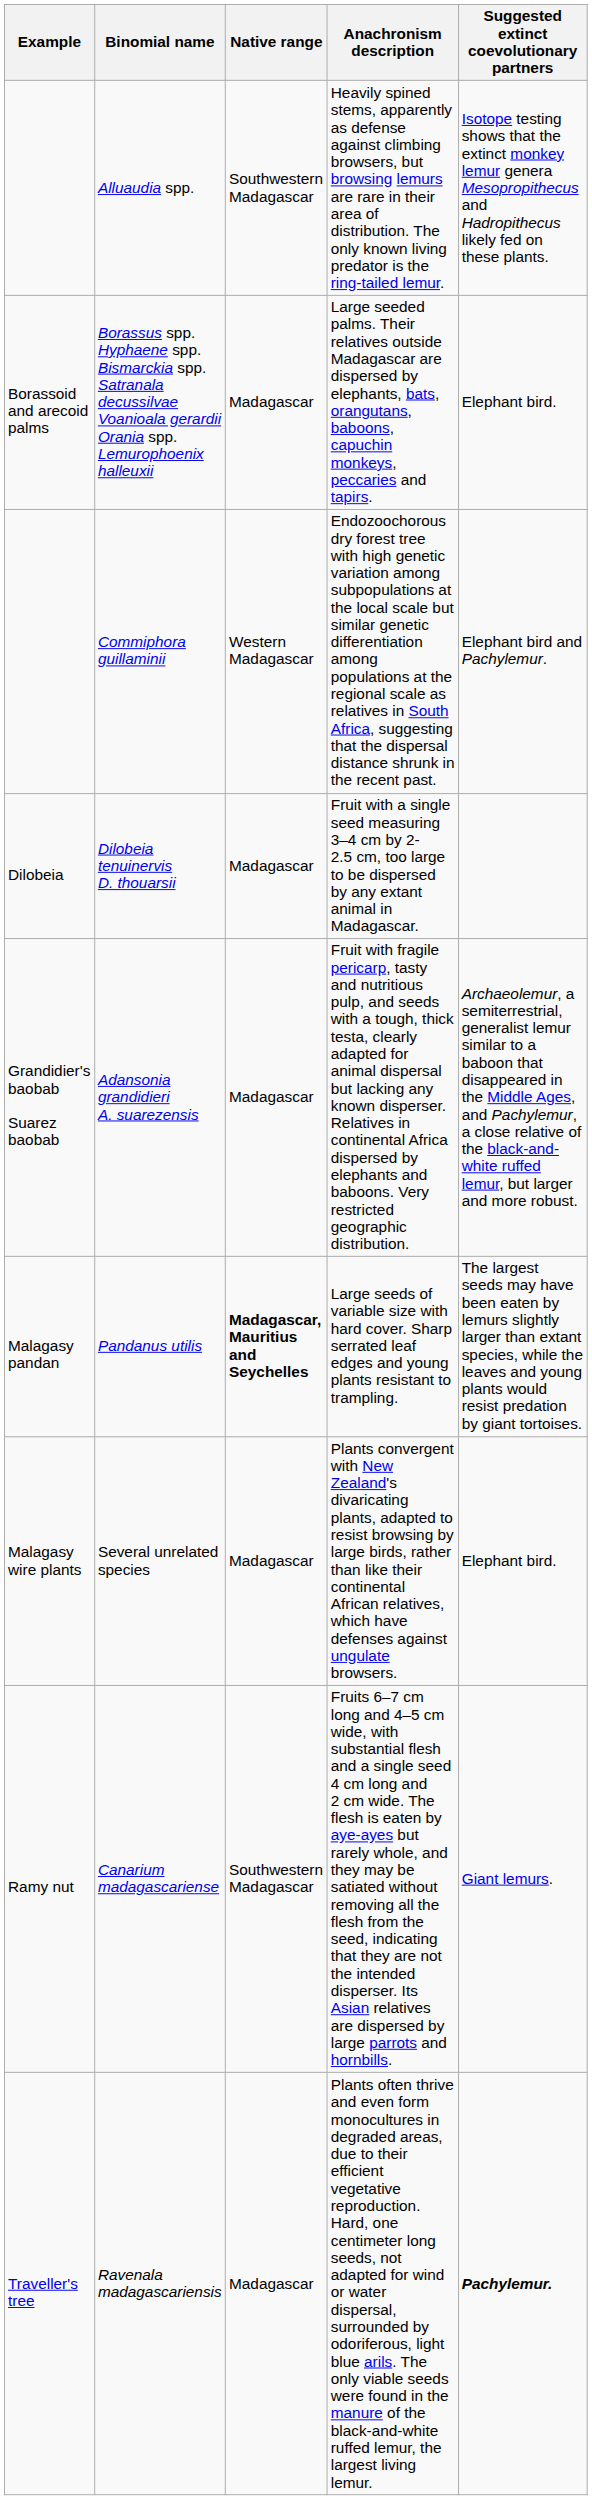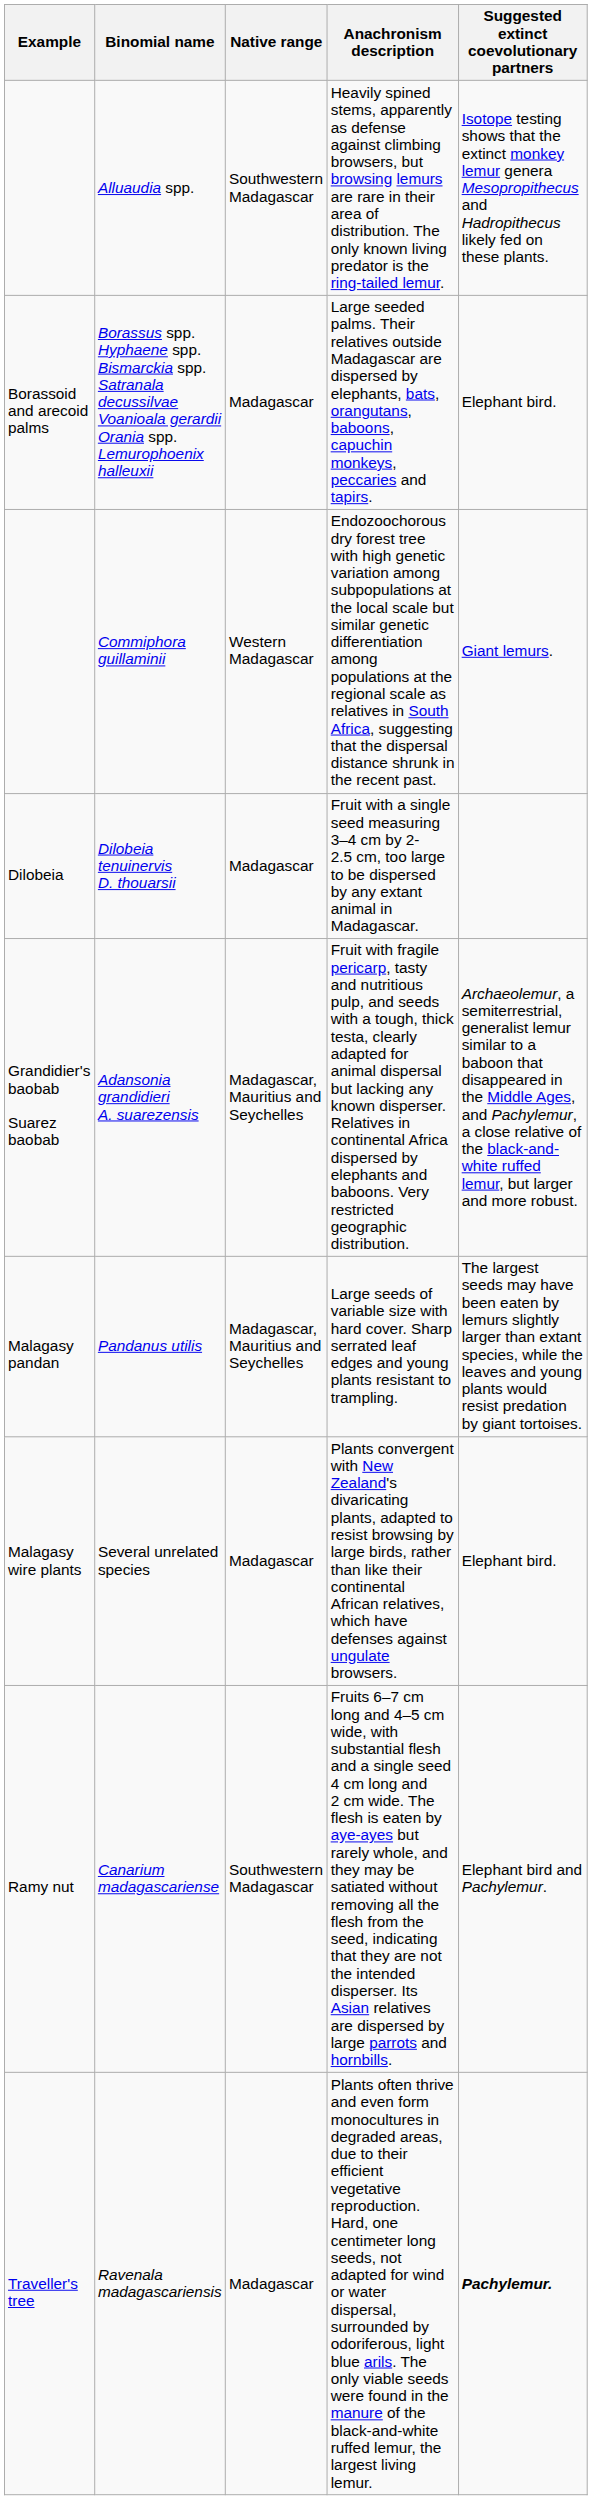(522, 651) Elephant bird and Pachylemur. -> (507, 651) Giant lemurs.
(271, 1097) Madagascar -> (275, 1097) Madagascar, Mauritius and Seychelles
(275, 1346) bold -> (275, 1346) normal
(507, 1879) Giant lemurs. -> (522, 1879) Elephant bird and Pachylemur.
